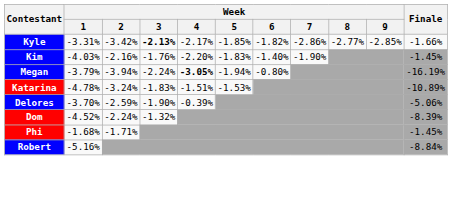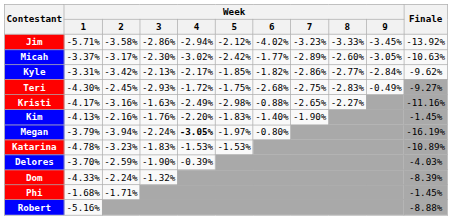+ row: (34, 42)
+ row: (34, 57)
(159, 42) bold -> (159, 72) normal
(385, 42) -2.85% -> (385, 72) -2.84%
(426, 42) -1.66% -> (426, 72) -9.62%
+ row: (34, 87)
+ row: (34, 102)
(83, 57) -4.03% -> (83, 117) -4.13%
(234, 72) -1.94% -> (234, 132) -1.97%
(121, 87) -3.24% -> (121, 147) -3.23%
(196, 87) -1.51% -> (196, 147) -1.53%
(426, 102) -5.06% -> (426, 162) -4.03%
(83, 117) -4.52% -> (83, 177) -4.33%
(426, 147) -8.84% -> (426, 207) -8.88%
